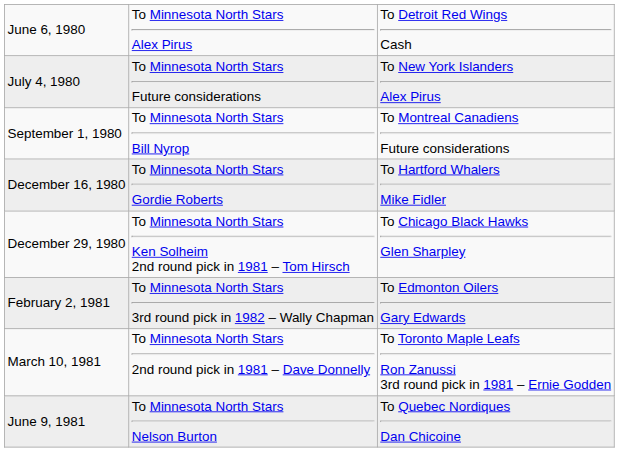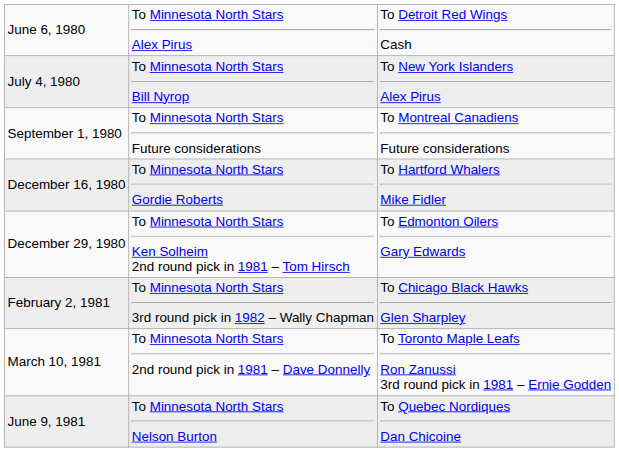(253, 81) To Minnesota North Stars Future considerations -> (253, 81) To Minnesota North Stars Bill Nyrop
(253, 133) To Minnesota North Stars Bill Nyrop -> (253, 133) To Minnesota North Stars Future considerations
(496, 236) To Chicago Black Hawks Glen Sharpley -> (496, 236) To Edmonton Oilers Gary Edwards
(496, 303) To Edmonton Oilers Gary Edwards -> (496, 303) To Chicago Black Hawks Glen Sharpley
